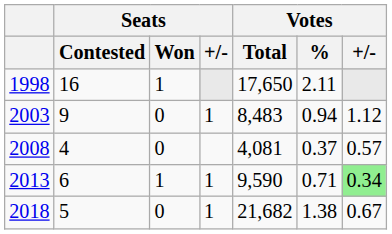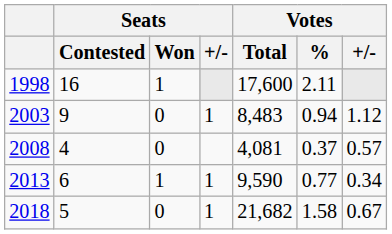(265, 84) 17,650 -> (265, 84) 17,600
(320, 180) 0.71 -> (320, 180) 0.77
(364, 180) lightgreen background -> (364, 180) no background
(320, 212) 1.38 -> (320, 212) 1.58
